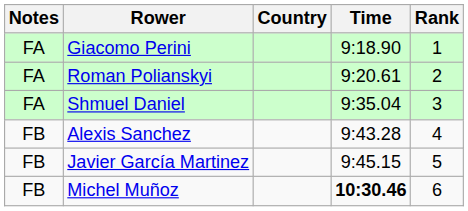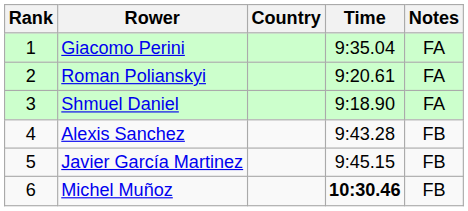columns swapped: (437, 18) <-> (34, 18)
(371, 47) 9:18.90 -> (365, 47) 9:35.04
(371, 104) 9:35.04 -> (365, 104) 9:18.90
